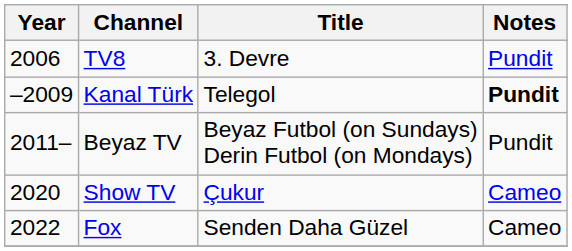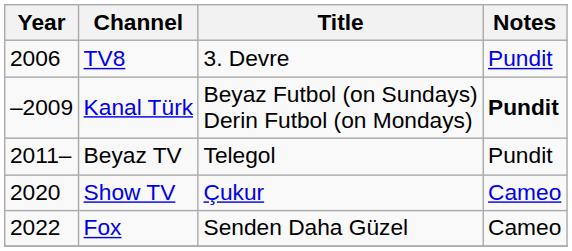(240, 94) Telegol -> (341, 107) Beyaz Futbol (on Sundays) Derin Futbol (on Mondays)
(341, 143) Beyaz Futbol (on Sundays) Derin Futbol (on Mondays) -> (240, 156) Telegol
